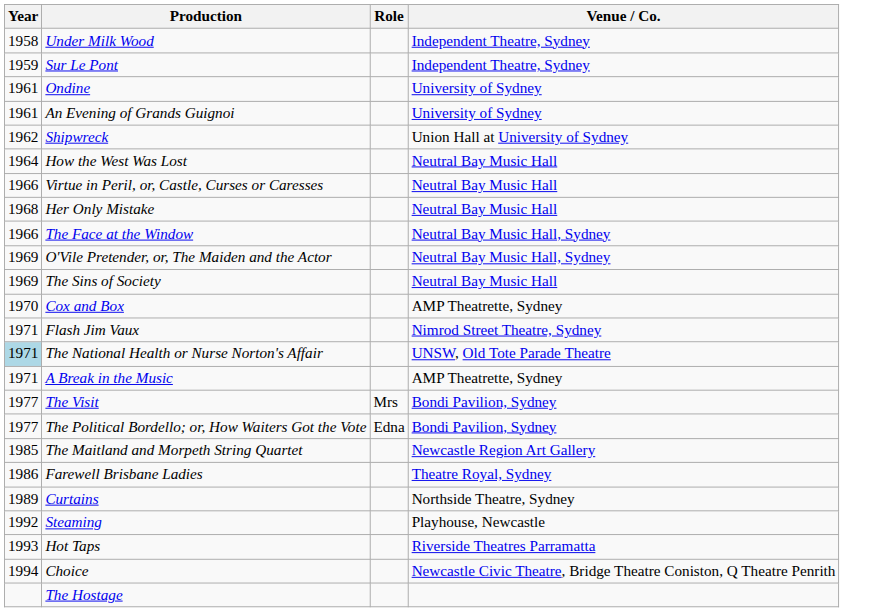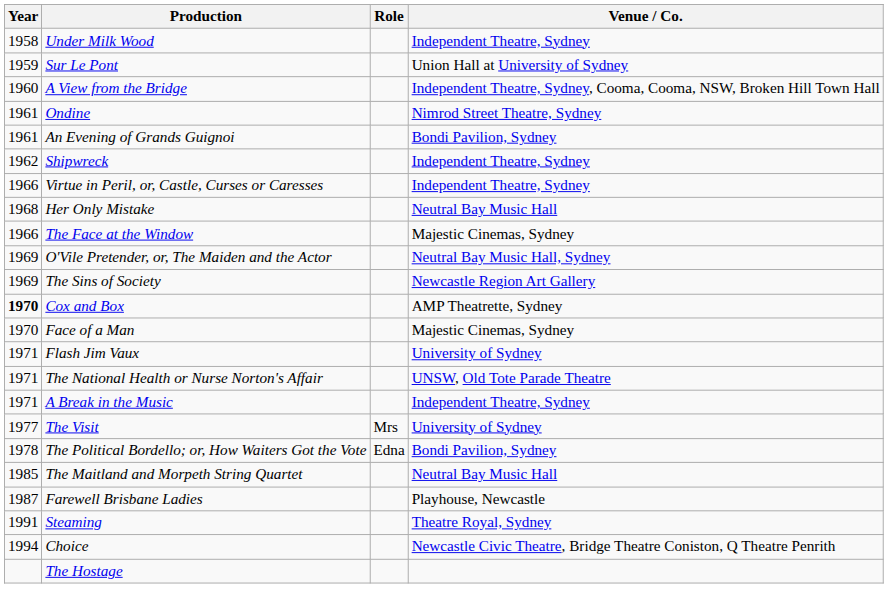(501, 64) Independent Theatre, Sydney -> (520, 64) Union Hall at University of Sydney
+ row: (116, 88)
(477, 88) University of Sydney -> (506, 112) Nimrod Street Theatre, Sydney
(477, 112) University of Sydney -> (484, 137) Bondi Pavilion, Sydney
(520, 137) Union Hall at University of Sydney -> (501, 161) Independent Theatre, Sydney
- row: (116, 161)
(484, 185) Neutral Bay Music Hall -> (501, 185) Independent Theatre, Sydney
(511, 233) Neutral Bay Music Hall, Sydney -> (493, 233) Majestic Cinemas, Sydney
(484, 281) Neutral Bay Music Hall -> (503, 281) Newcastle Region Art Gallery
(23, 305) normal -> (23, 305) bold
+ row: (90, 329)
(506, 329) Nimrod Street Theatre, Sydney -> (477, 354) University of Sydney
(23, 354) lightblue background -> (23, 378) no background
(487, 378) AMP Theatrette, Sydney -> (501, 402) Independent Theatre, Sydney
(484, 402) Bondi Pavilion, Sydney -> (477, 426) University of Sydney
(23, 426) 1977 -> (23, 450) 1978
(503, 450) Newcastle Region Art Gallery -> (484, 474) Neutral Bay Music Hall
(23, 474) 1986 -> (23, 498) 1987
(482, 474) Theatre Royal, Sydney -> (478, 498) Playhouse, Newcastle
- row: (72, 498)
(23, 522) 1992 -> (23, 522) 1991
(478, 522) Playhouse, Newcastle -> (482, 522) Theatre Royal, Sydney
- row: (73, 546)
